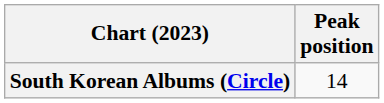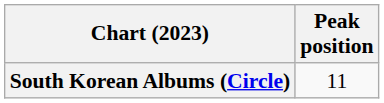(337, 80) 14 -> (337, 80) 11
